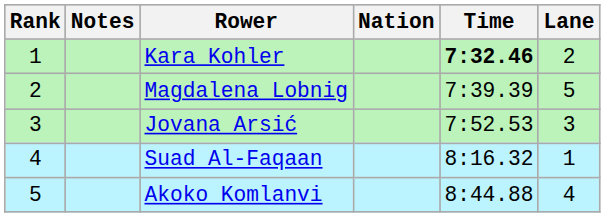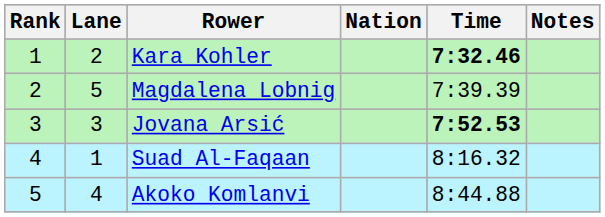columns swapped: (569, 22) <-> (103, 22)
(489, 126) normal -> (476, 126) bold
